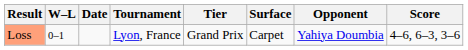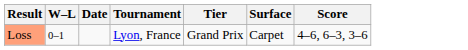- column: (340, 14)
